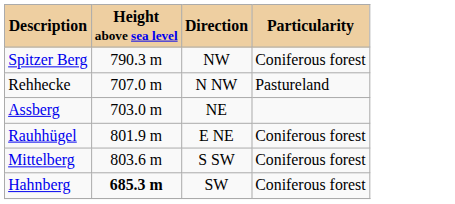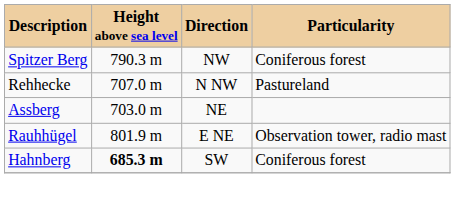(310, 135) Coniferous forest -> (351, 135) Observation tower, radio mast
- row: (41, 160)
